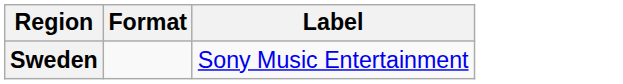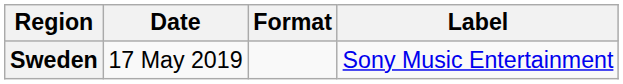+ column: (176, 22)
